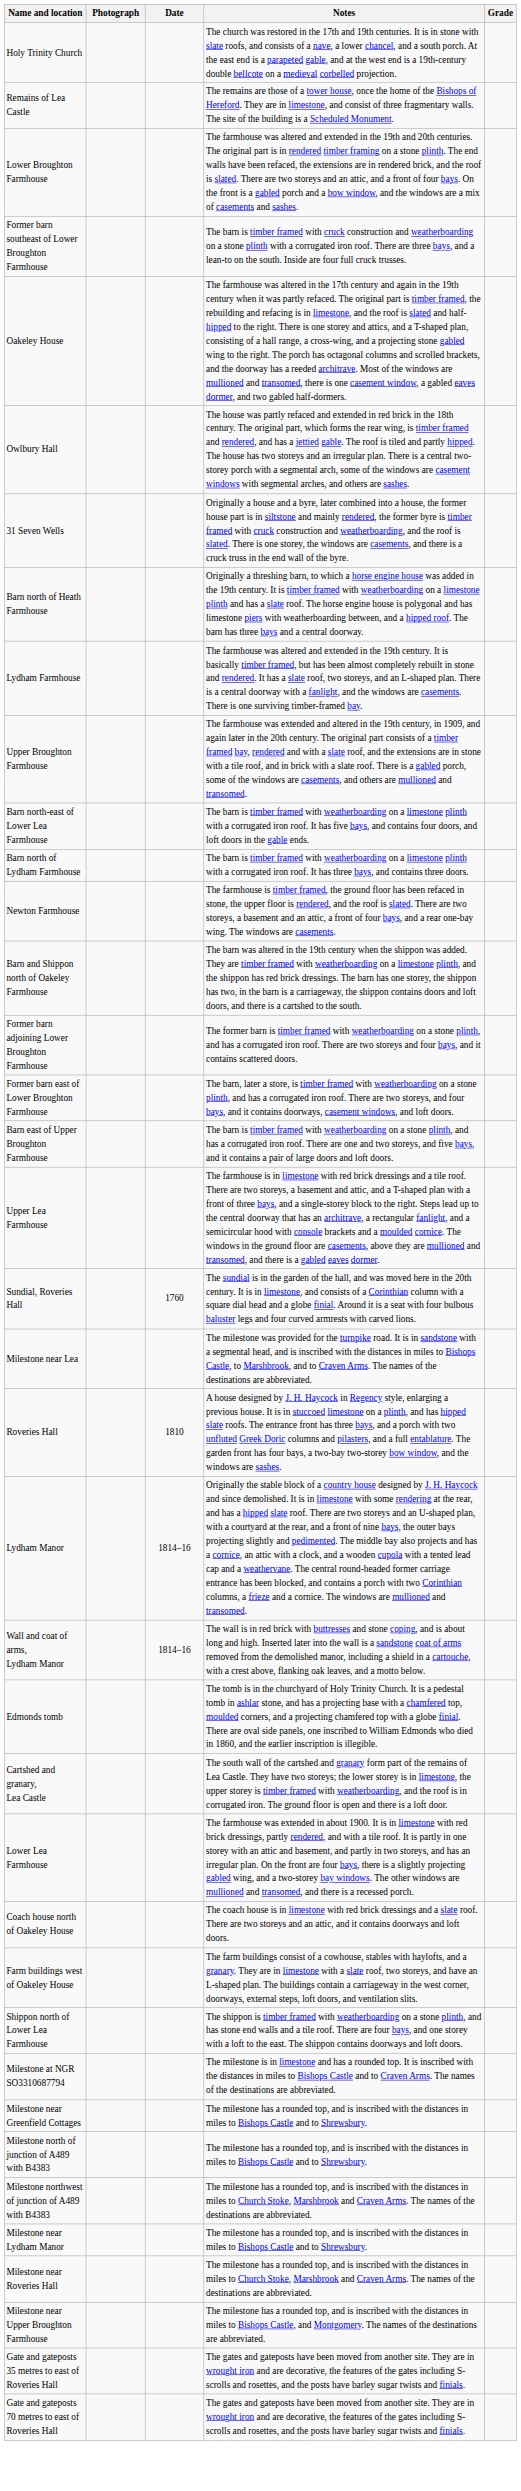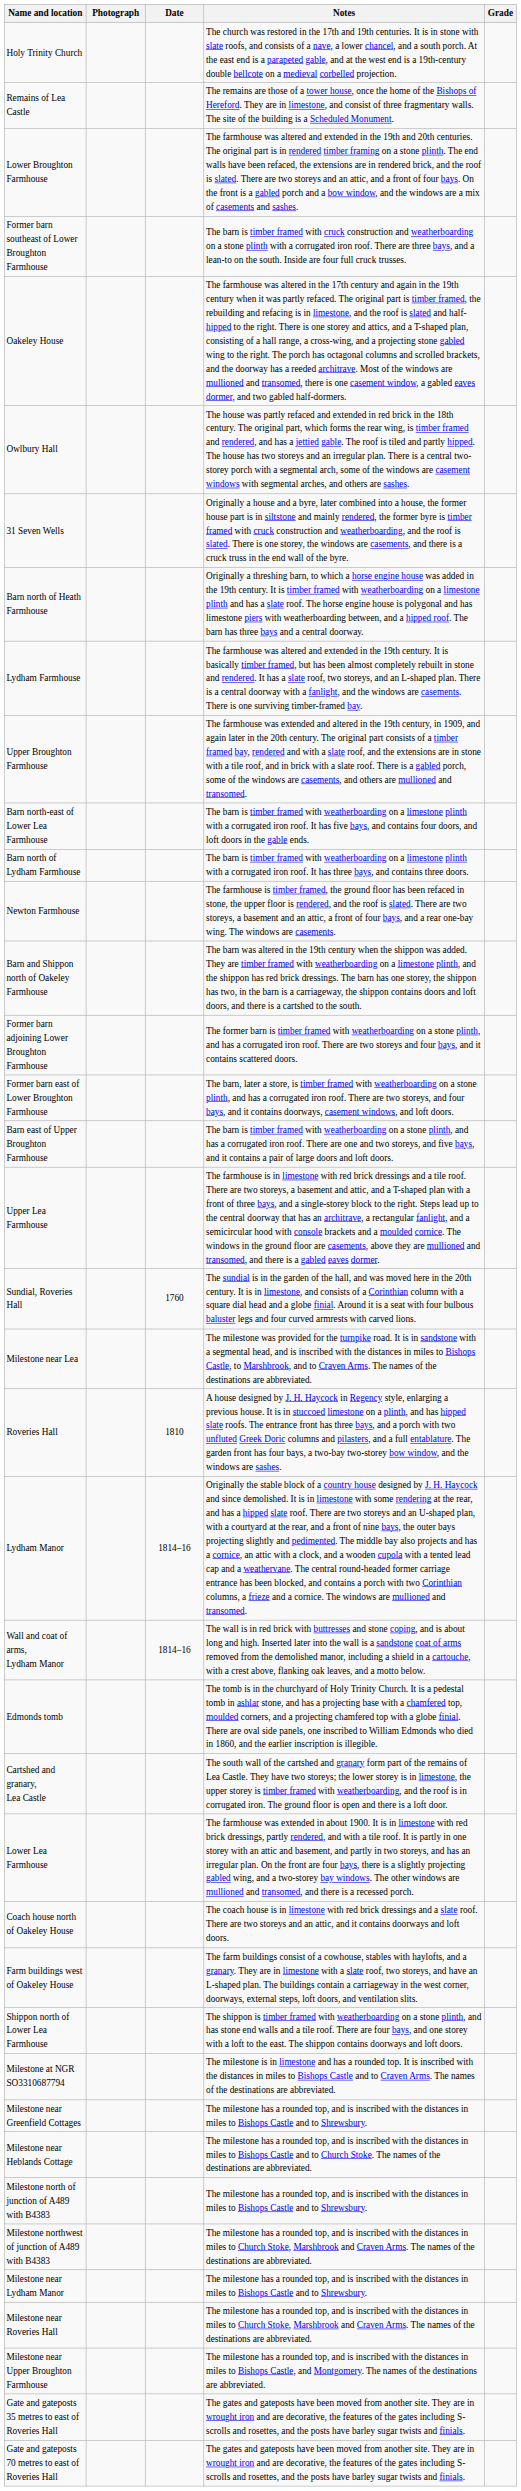+ row: (40, 2154)
